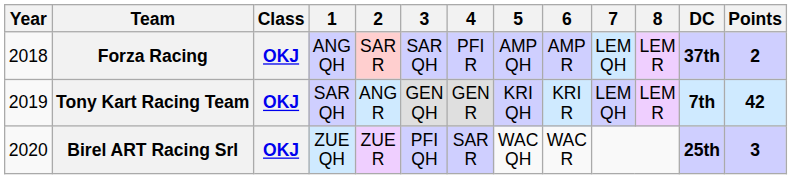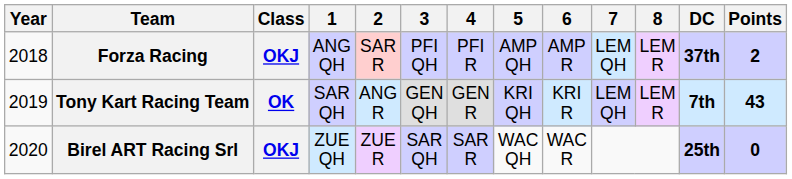(424, 55) SAR QH -> (424, 55) PFI QH
(281, 102) OKJ -> (281, 102) OK
(755, 102) 42 -> (755, 102) 43
(424, 149) PFI QH -> (424, 149) SAR QH
(755, 149) 3 -> (755, 149) 0
